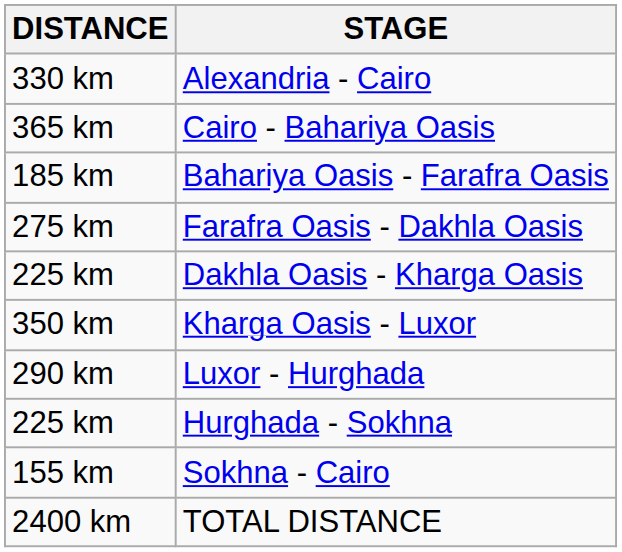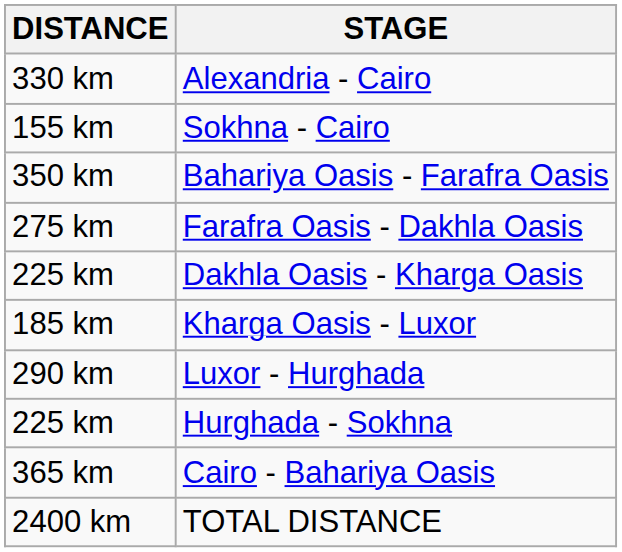rows swapped: (339, 127) <-> (286, 472)
(63, 176) 185 km -> (63, 176) 350 km
(63, 324) 350 km -> (63, 324) 185 km
